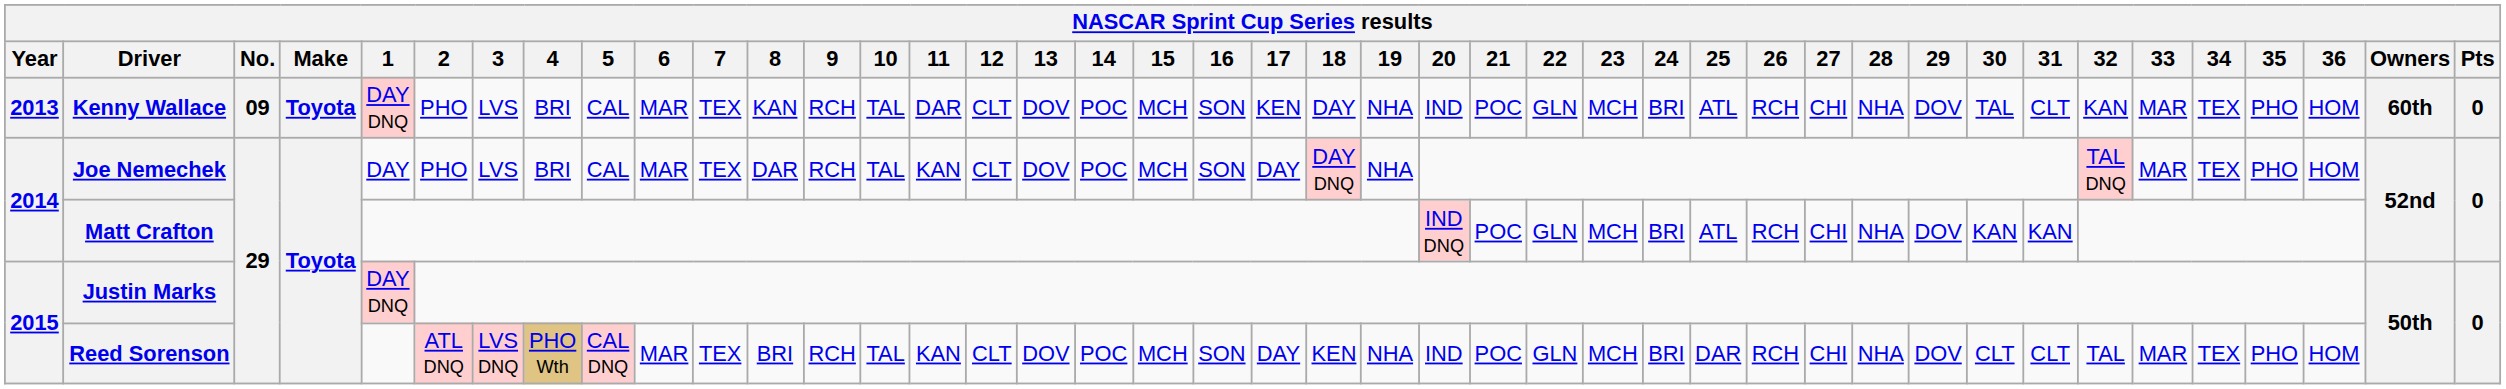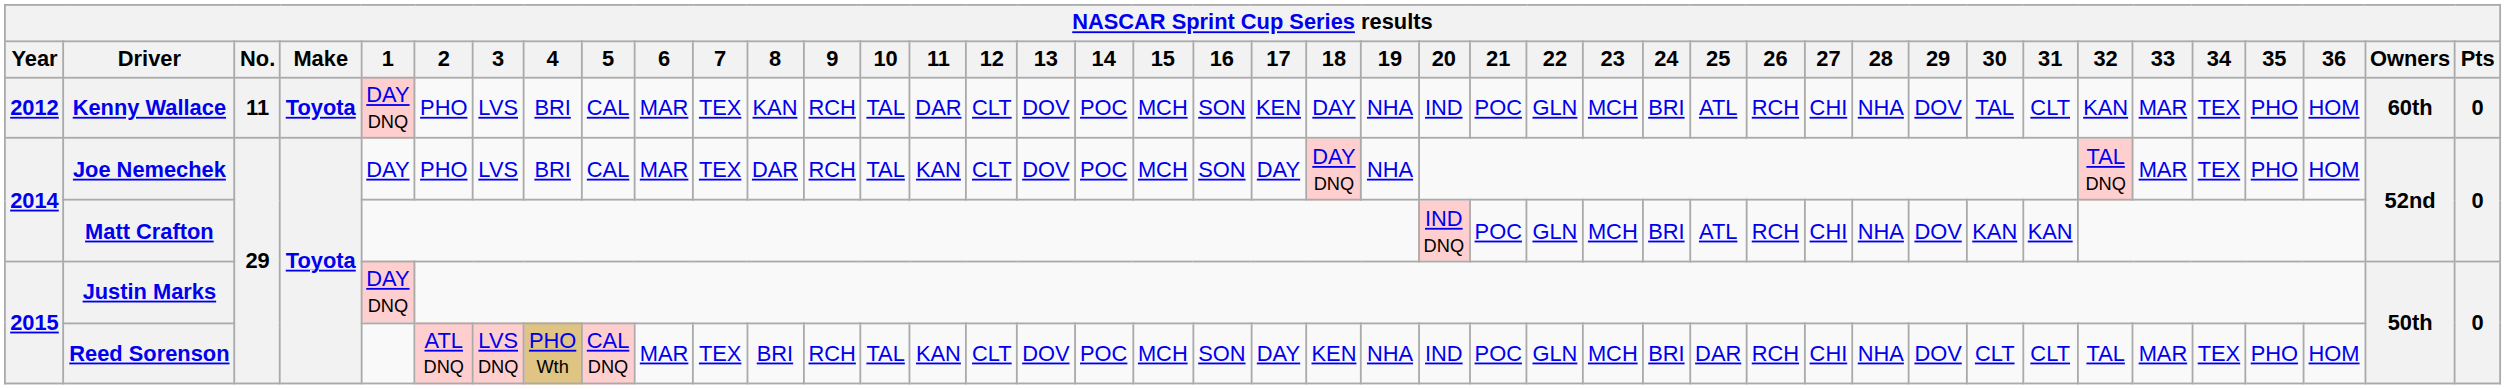(34, 108) 2013 -> (34, 108) 2012
(258, 108) 09 -> (258, 108) 11
